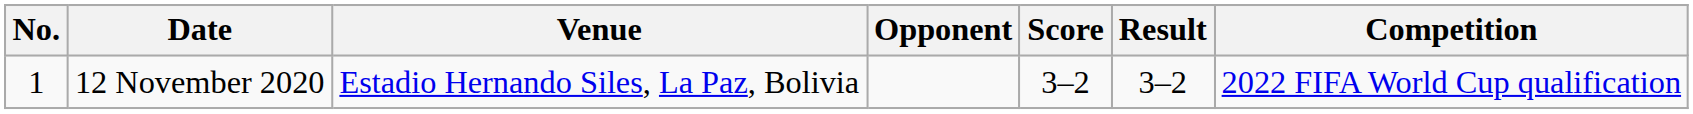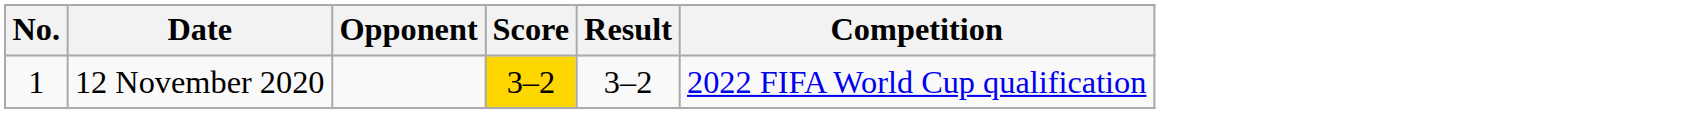- column: (599, 30)
(1066, 81) no background -> (531, 81) gold background
